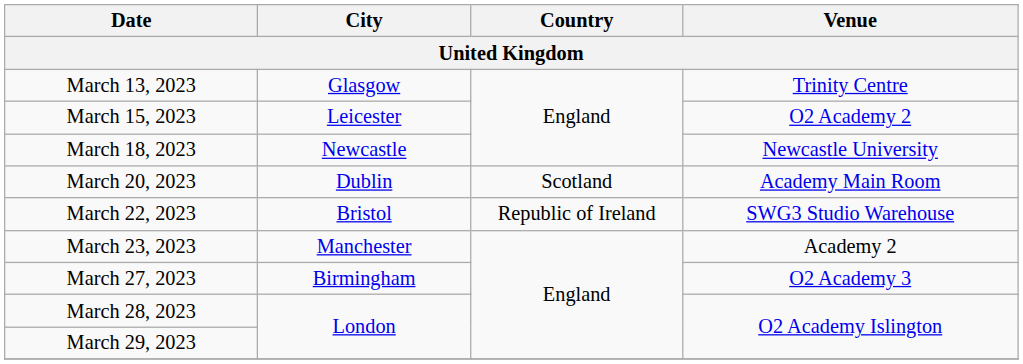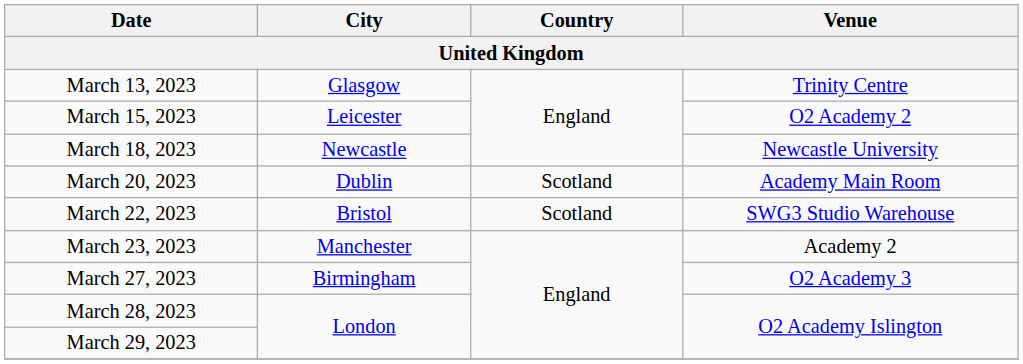(577, 213) Republic of Ireland -> (577, 213) Scotland
